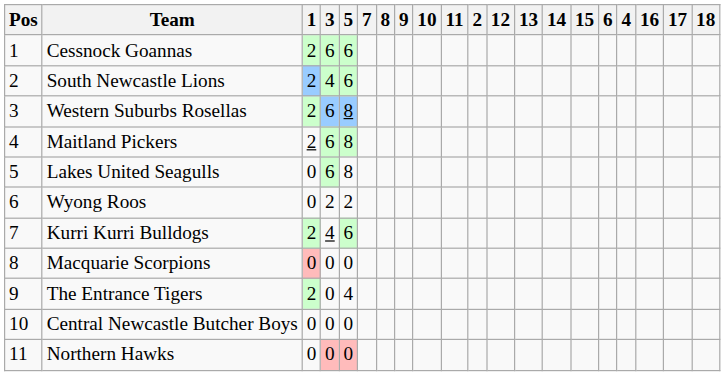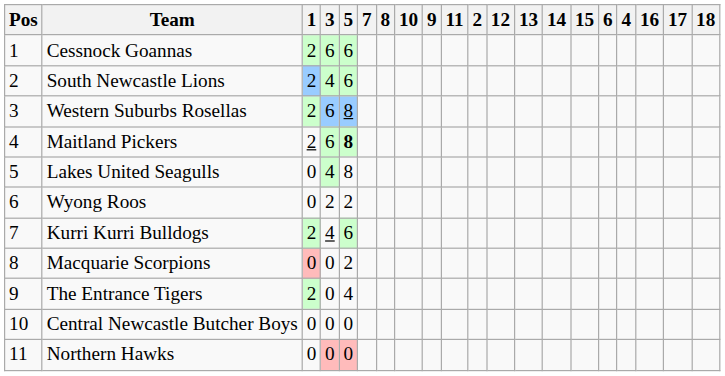columns swapped: (404, 19) <-> (427, 19)
(348, 141) normal -> (348, 141) bold
(330, 171) 6 -> (330, 171) 4
(348, 263) 0 -> (348, 263) 2
